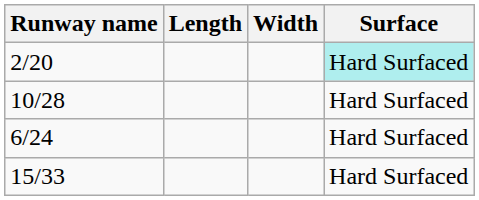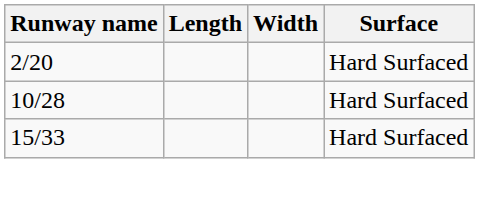(399, 61) paleturquoise background -> (399, 61) no background
- row: (32, 137)
